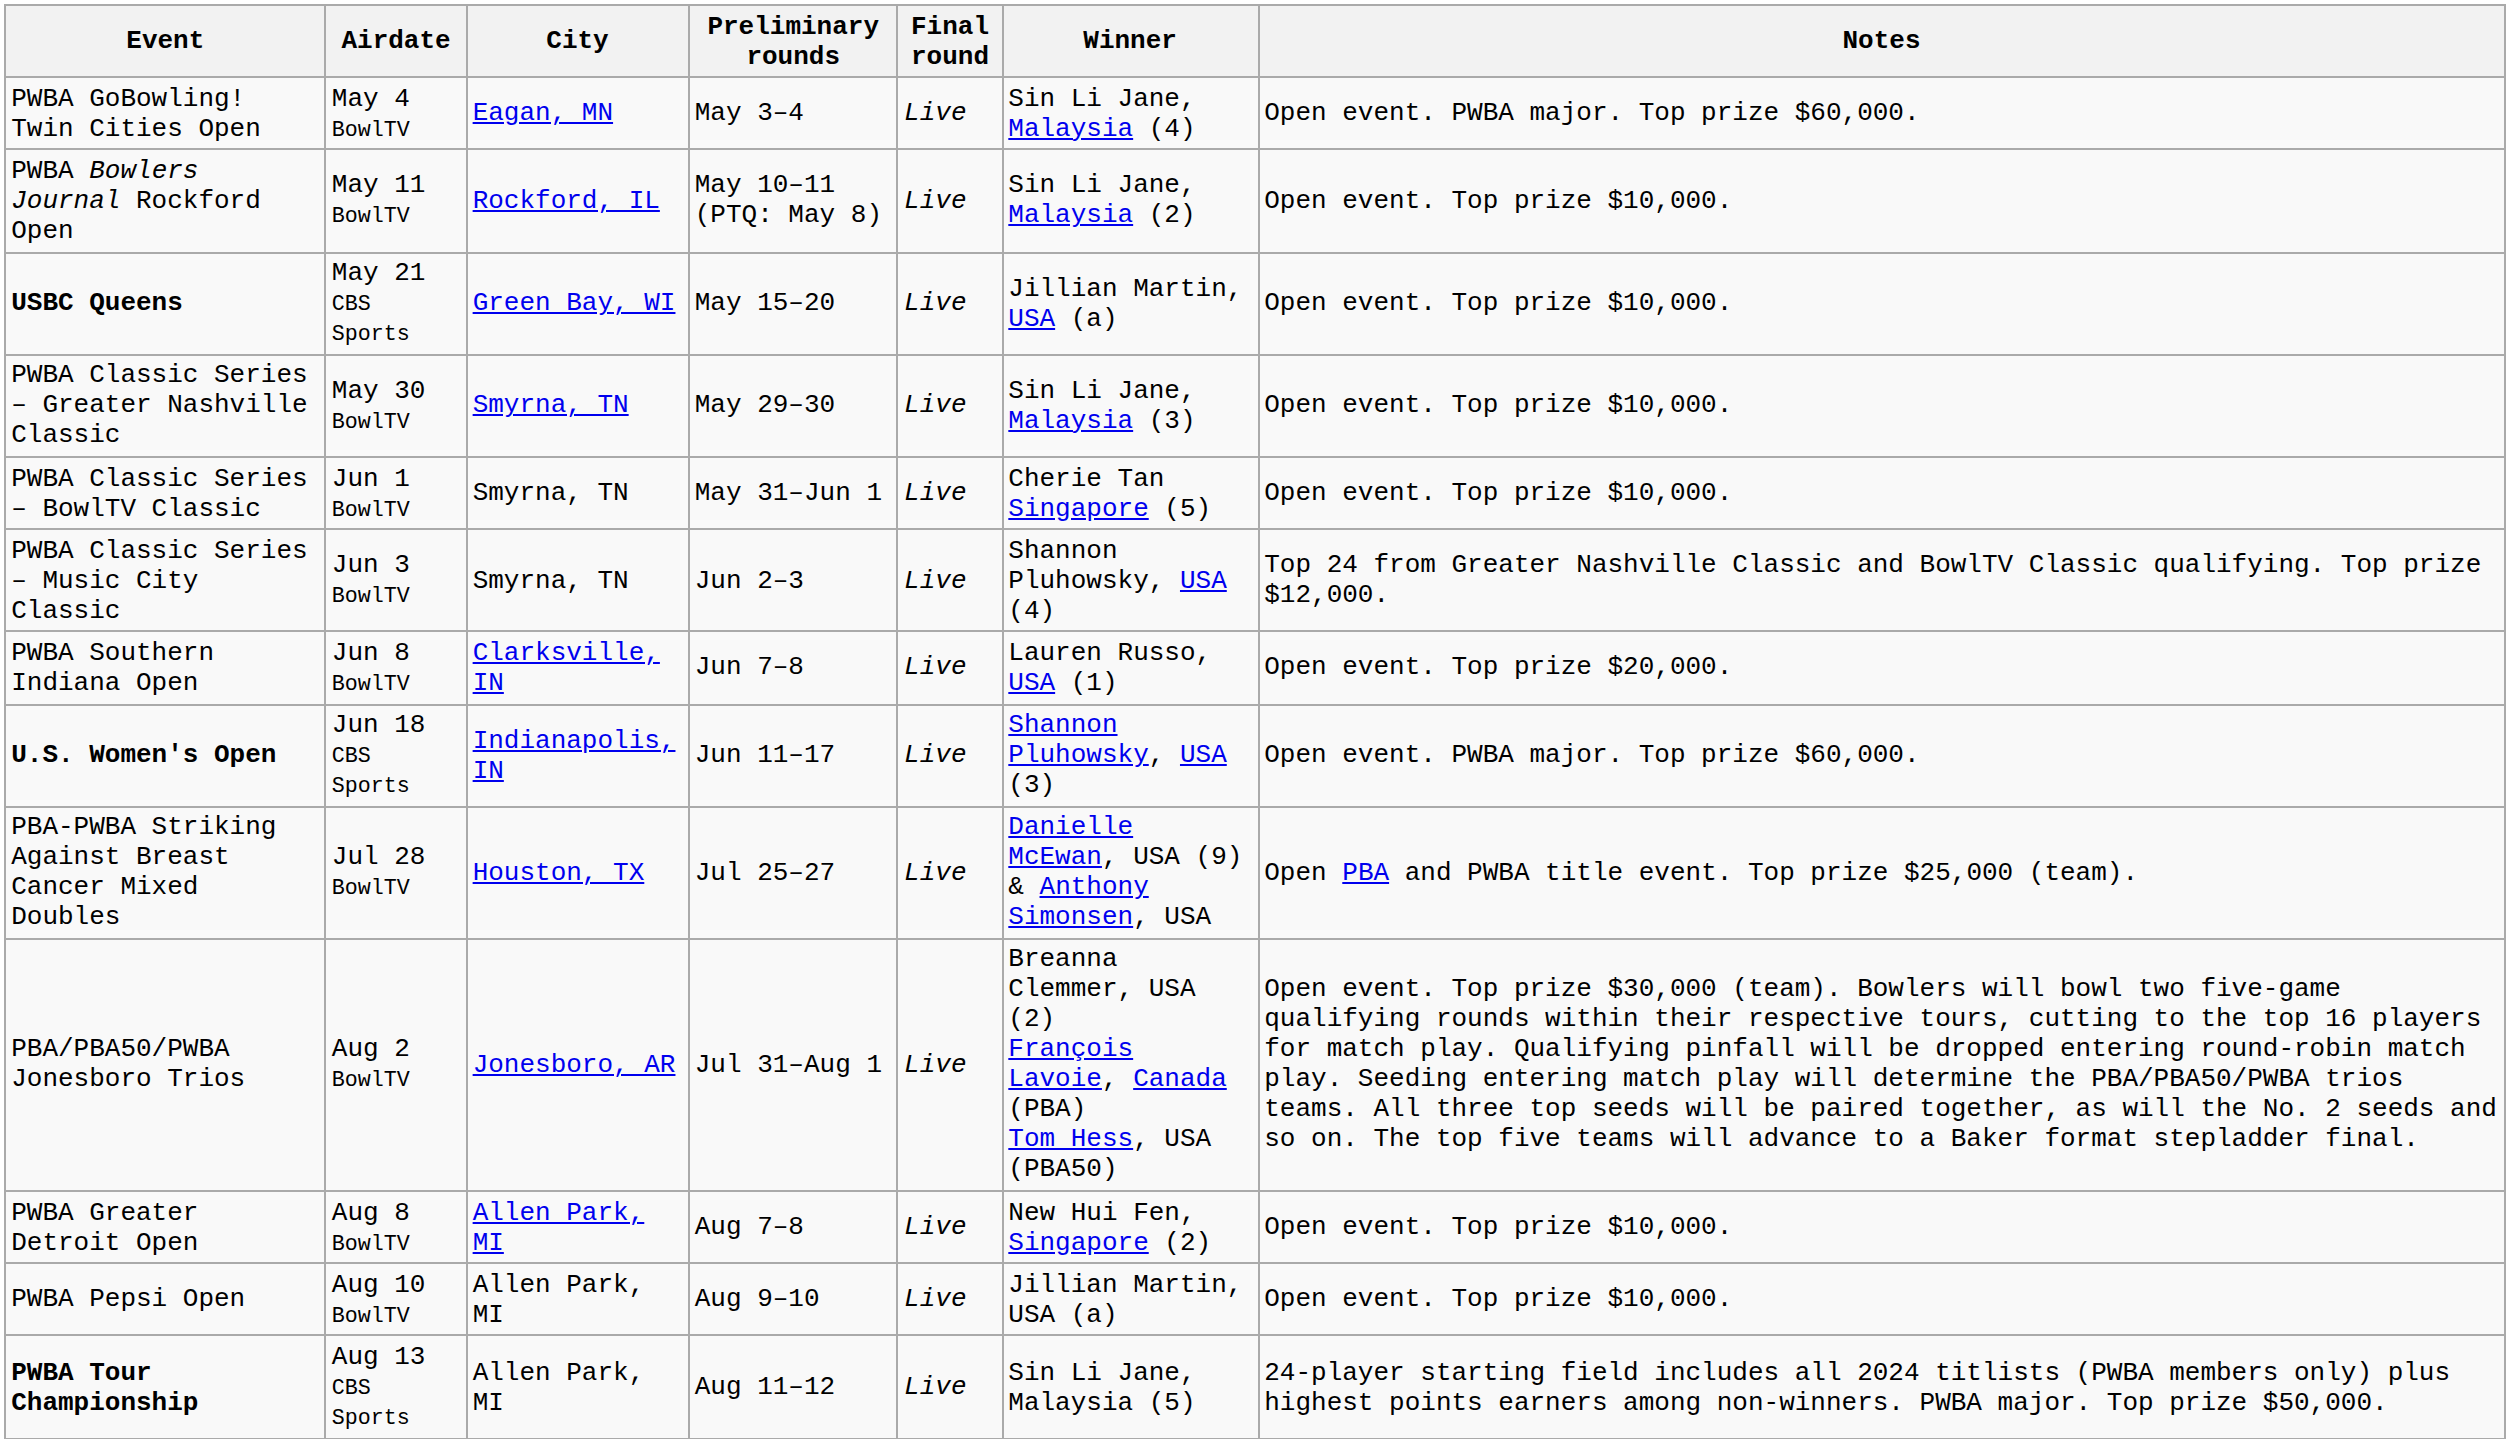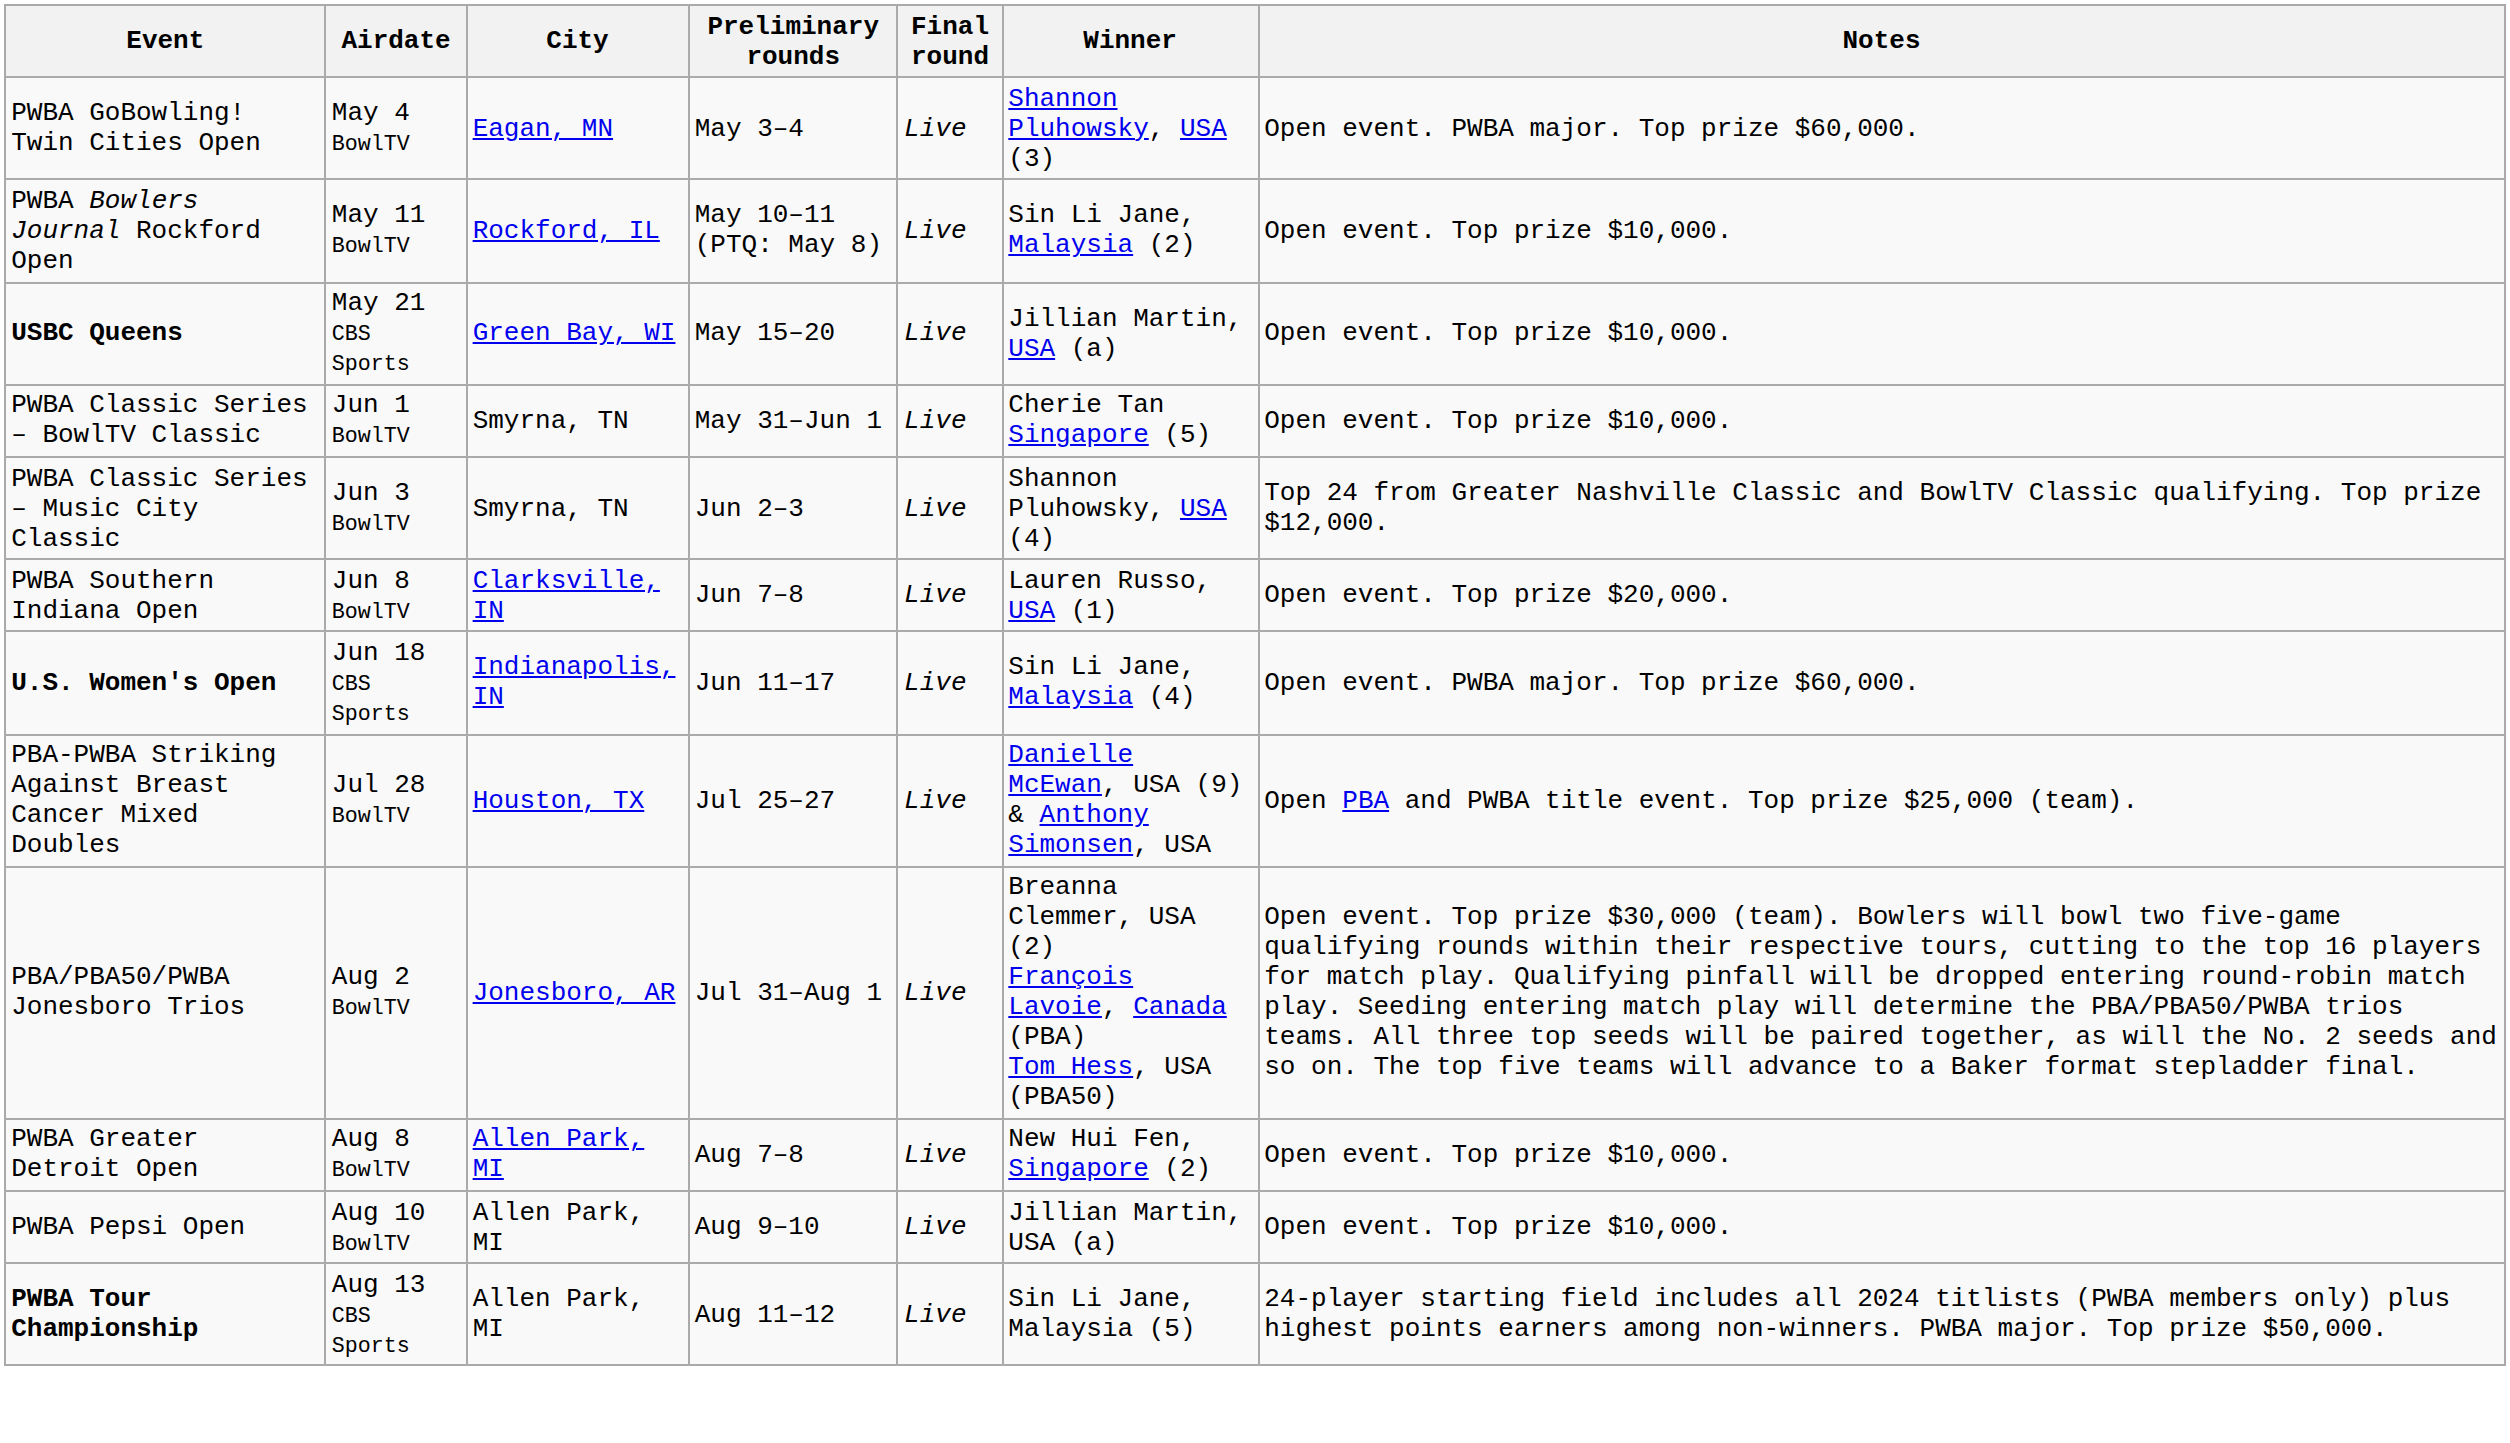(1102, 114) Sin Li Jane, Malaysia (4) -> (1118, 129) Shannon Pluhowsky, USA (3)
- row: (159, 406)
(1118, 755) Shannon Pluhowsky, USA (3) -> (1102, 683) Sin Li Jane, Malaysia (4)
